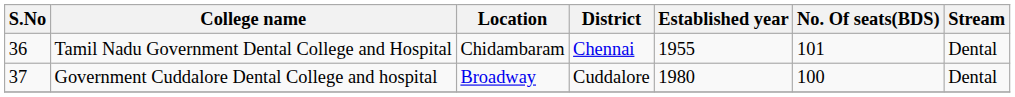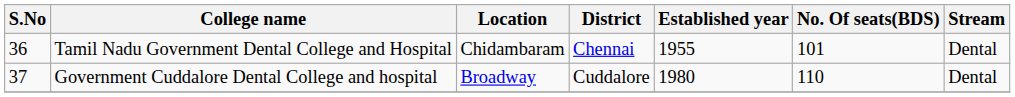(811, 77) 100 -> (811, 77) 110
